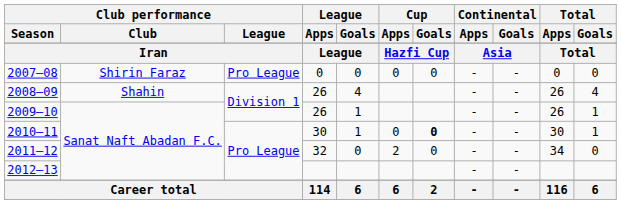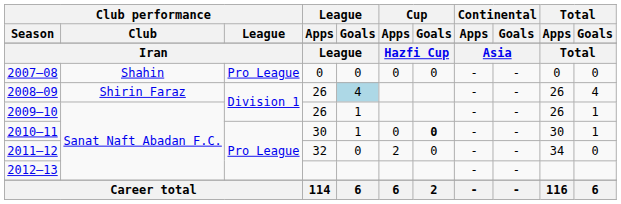(143, 73) Shirin Faraz -> (143, 73) Shahin
(143, 92) Shahin -> (143, 92) Shirin Faraz
(358, 92) no background -> (358, 92) lightblue background
